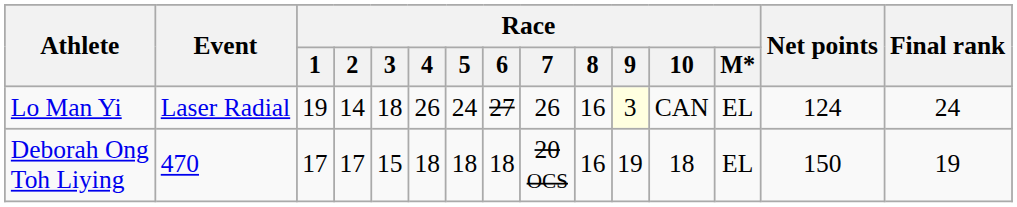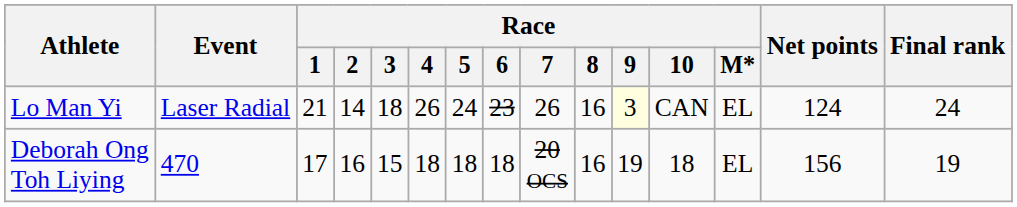(315, 107) 19 -> (315, 107) 21
(502, 107) 27 -> (502, 107) 23
(352, 164) 17 -> (352, 164) 16
(822, 164) 150 -> (822, 164) 156
